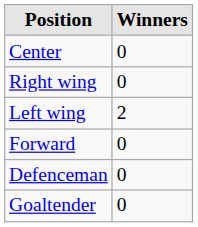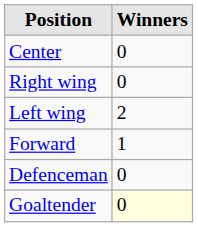(122, 143) 0 -> (122, 143) 1
(122, 205) no background -> (122, 205) lightyellow background
